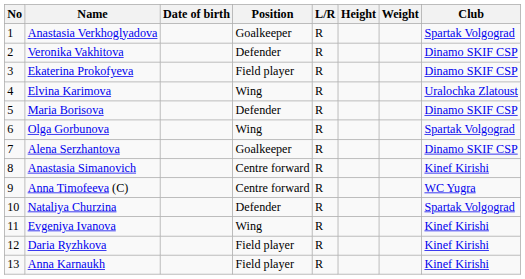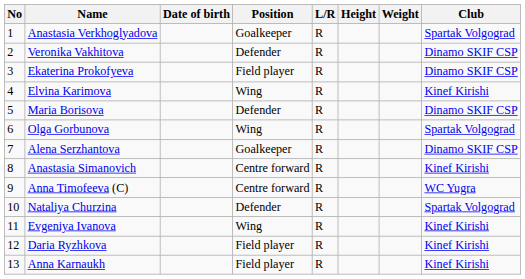(471, 91) Uralochka Zlatoust -> (457, 91) Kinef Kirishi
